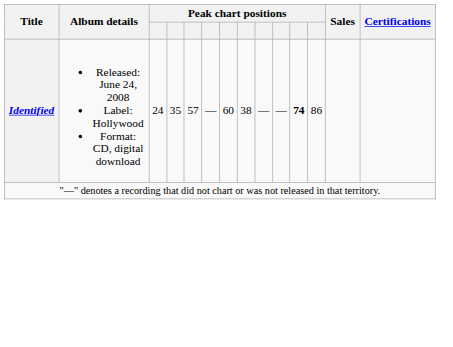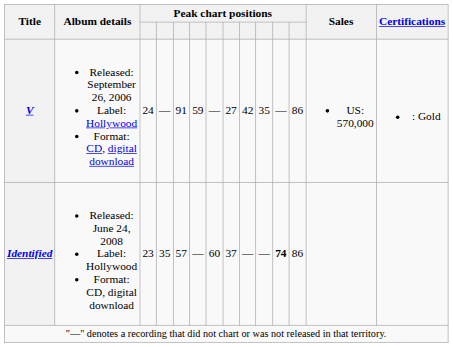+ row: (30, 110)
(158, 110) 24 -> (148, 253) 23
(246, 110) 38 -> (231, 253) 37
